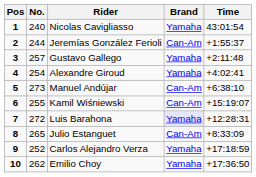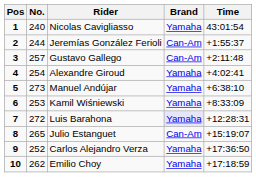(184, 57) Yamaha -> (184, 57) Can-Am
(184, 88) Can-Am -> (184, 88) Yamaha
(37, 103) 255 -> (37, 103) 253
(184, 103) Can-Am -> (184, 103) Yamaha
(228, 103) +15:19:07 -> (225, 103) +8:33:09
(225, 133) +8:33:09 -> (228, 133) +15:19:07
(228, 149) +17:18:59 -> (228, 149) +17:36:50
(228, 164) +17:36:50 -> (228, 164) +17:18:59
